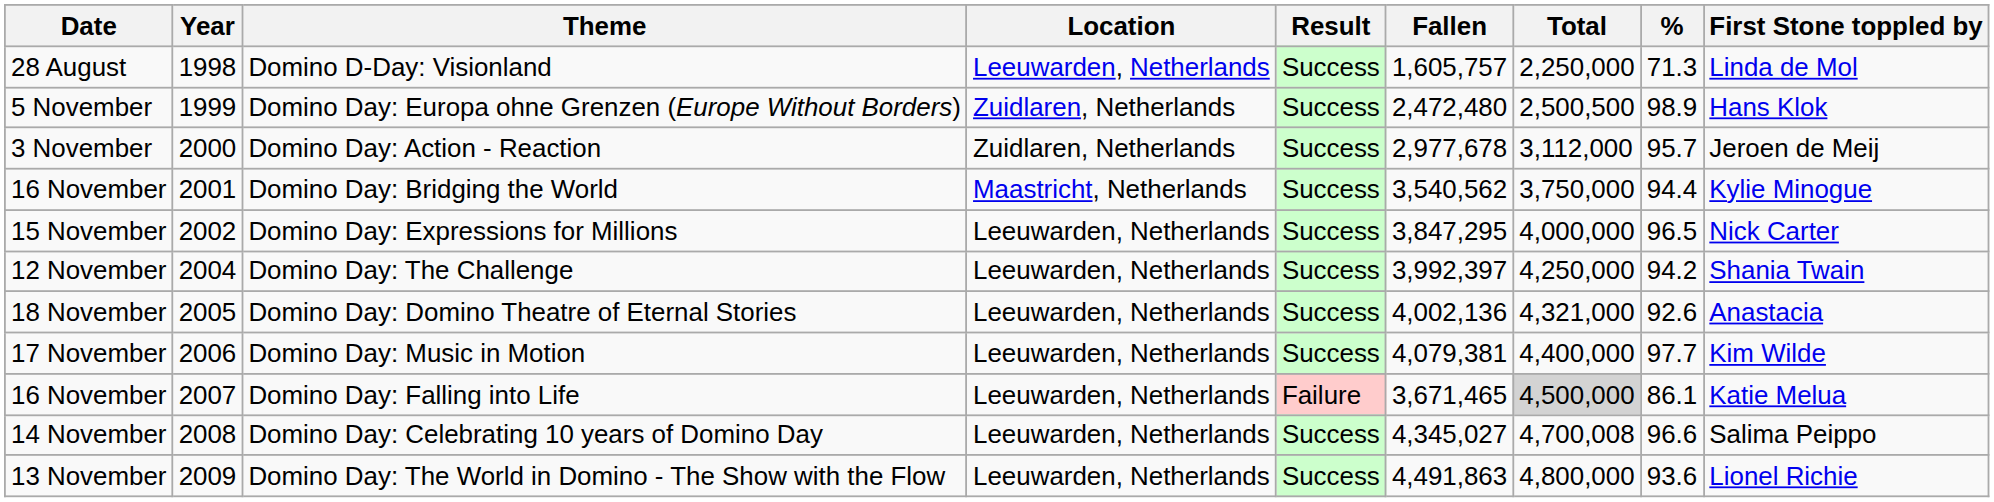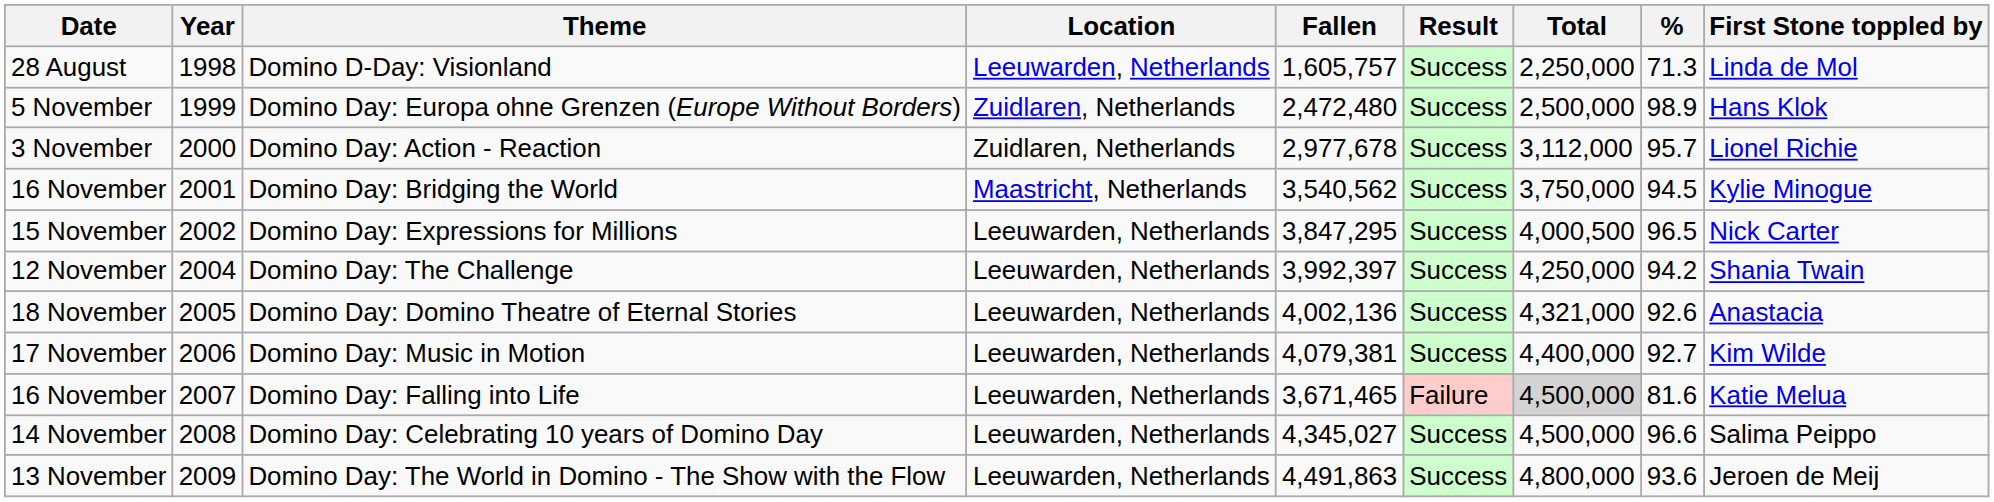columns swapped: (1331, 26) <-> (1450, 26)
(1577, 108) 2,500,500 -> (1577, 108) 2,500,000
(1794, 149) Jeroen de Meij -> (1783, 149) Lionel Richie
(1672, 190) 94.4 -> (1672, 190) 94.5
(1577, 231) 4,000,000 -> (1577, 231) 4,000,500
(1672, 353) 97.7 -> (1672, 353) 92.7
(1672, 394) 86.1 -> (1672, 394) 81.6
(1577, 435) 4,700,008 -> (1577, 435) 4,500,000
(1783, 476) Lionel Richie -> (1794, 476) Jeroen de Meij
